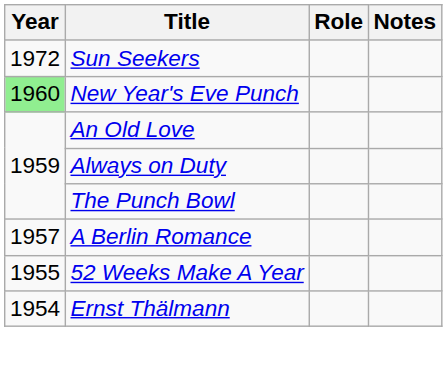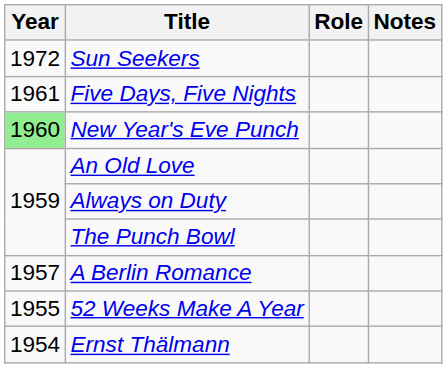+ row: (183, 93)
